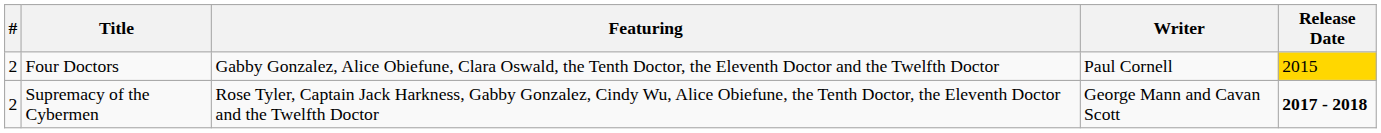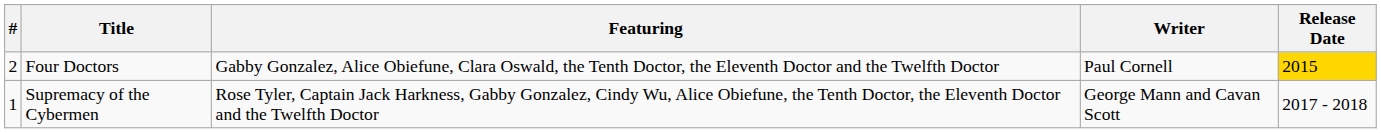(13, 103) 2 -> (13, 103) 1
(1325, 103) bold -> (1325, 103) normal
